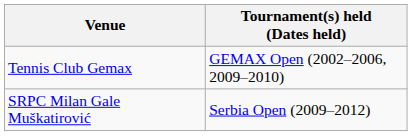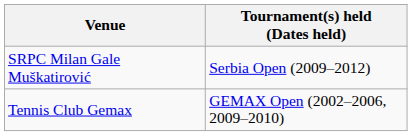rows swapped: (64, 109) <-> (70, 67)
